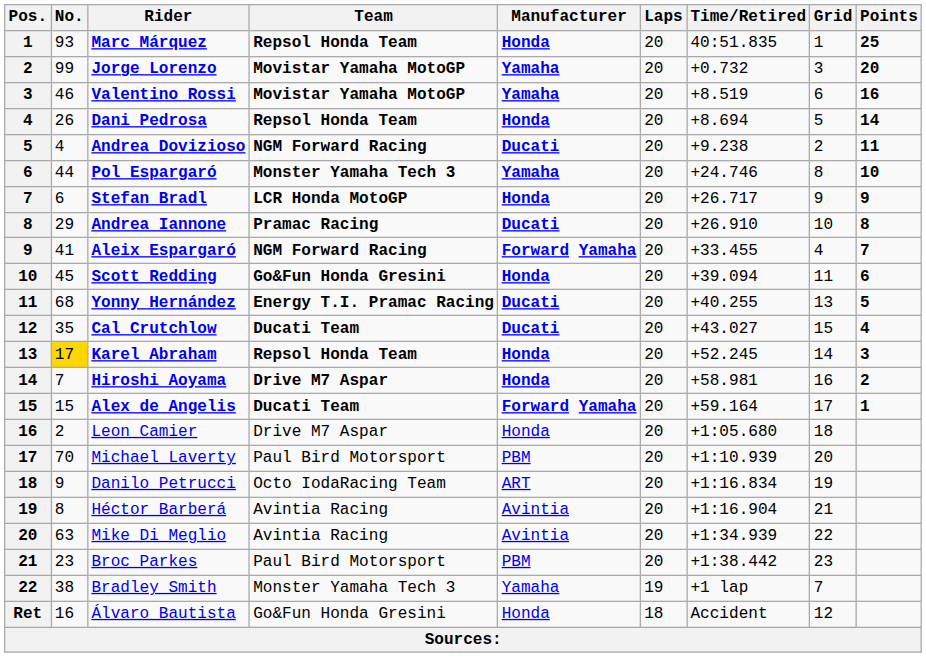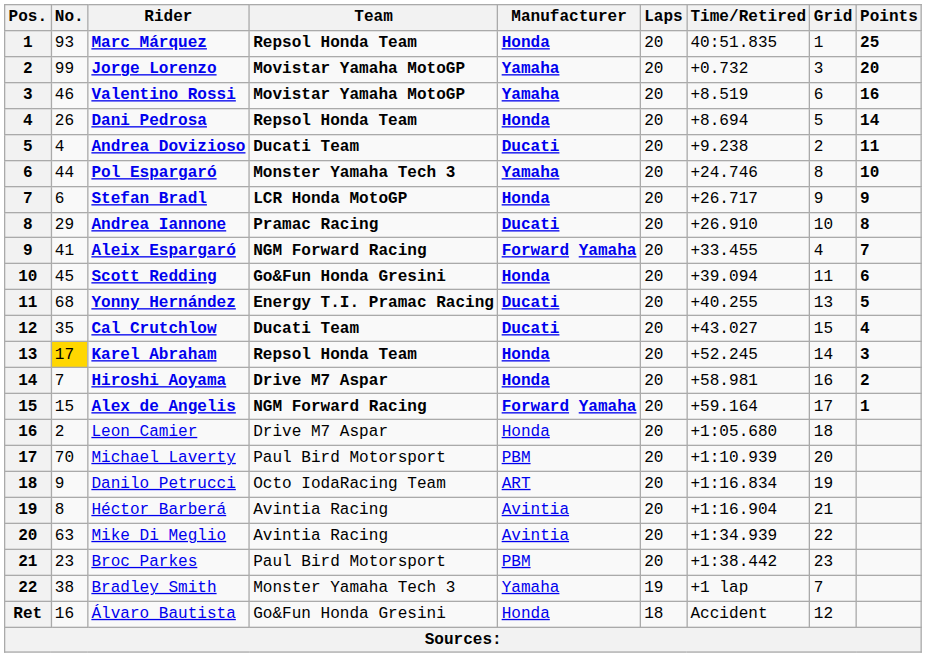(340, 148) NGM Forward Racing -> (306, 148) Ducati Team
(306, 407) Ducati Team -> (340, 407) NGM Forward Racing
